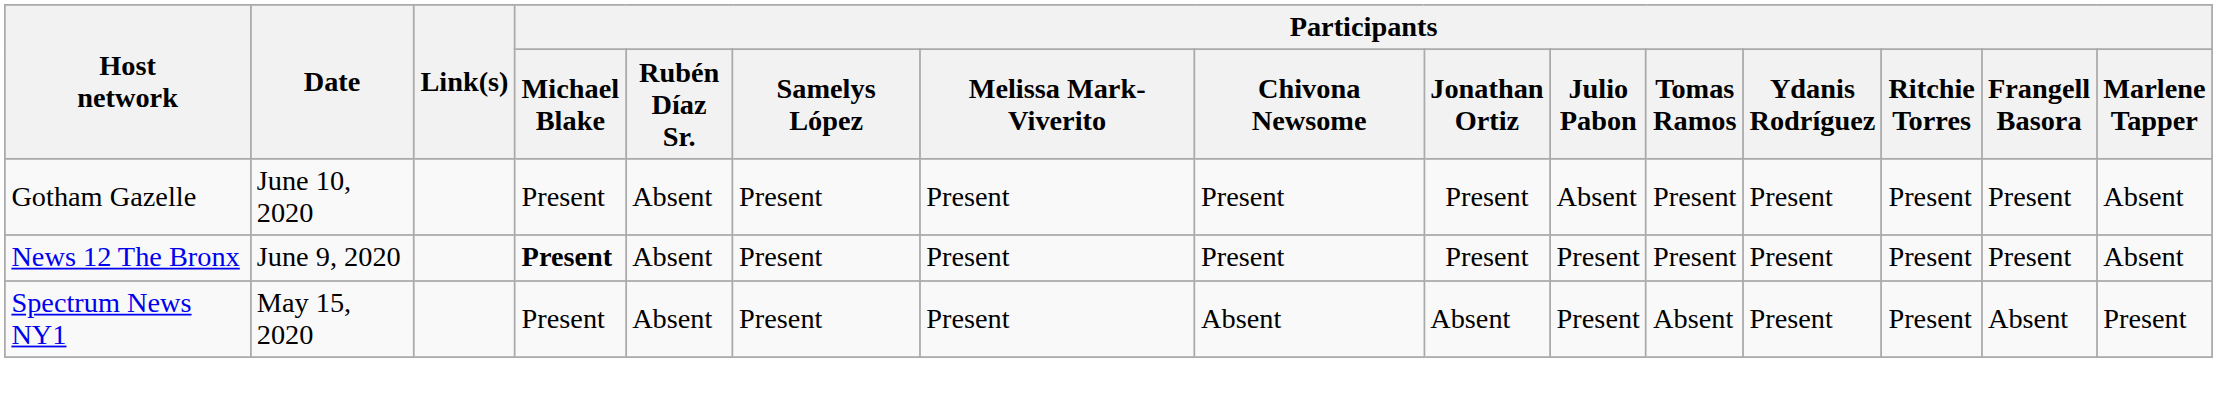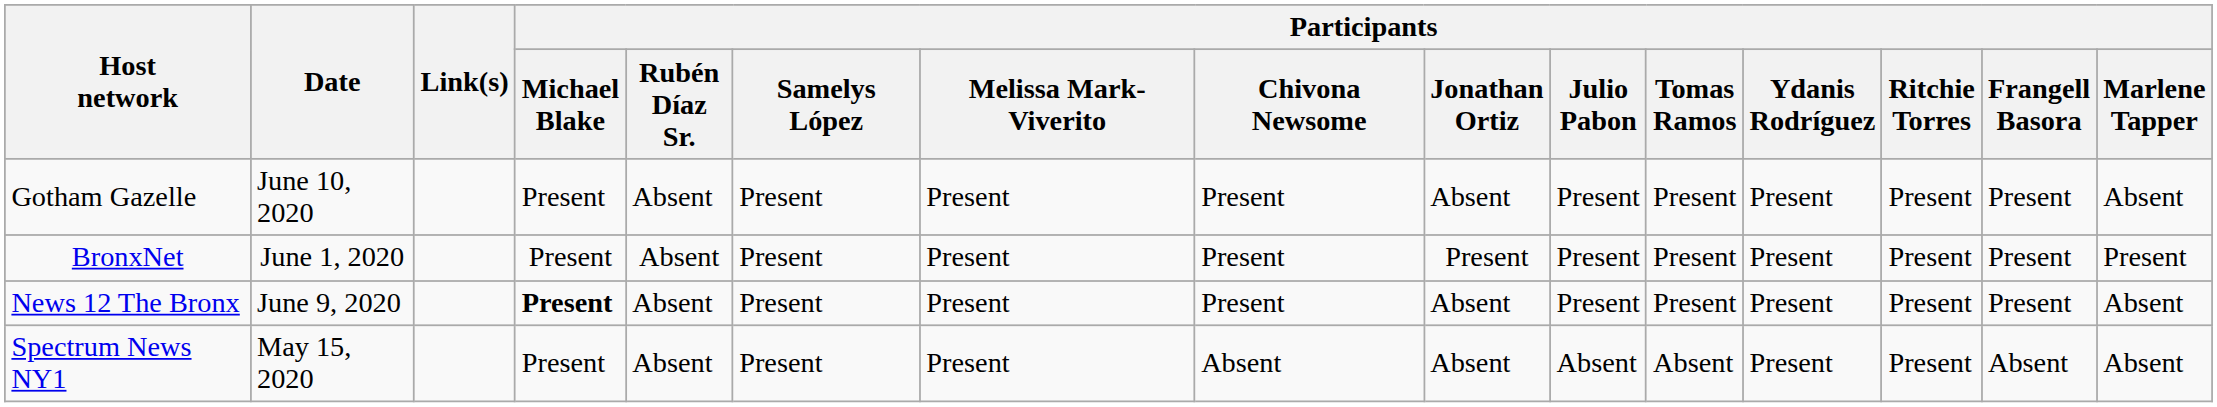(1487, 196) Present -> (1470, 196) Absent
(1597, 196) Absent -> (1598, 196) Present
+ row: (128, 257)
(1487, 257) Present -> (1470, 302) Absent
(1598, 318) Present -> (1597, 363) Absent
(2145, 318) Present -> (2143, 363) Absent
